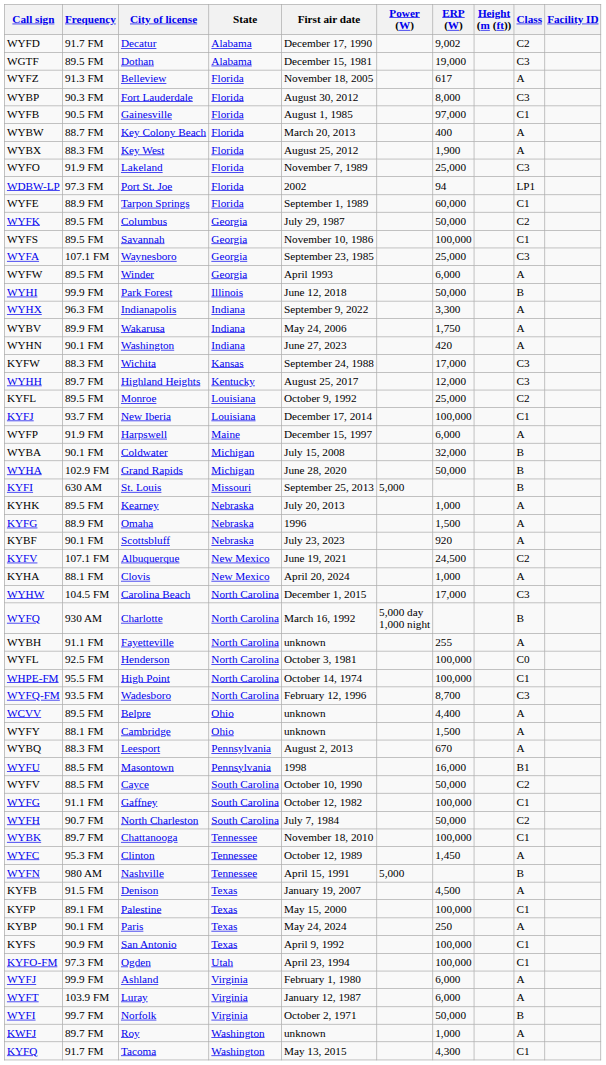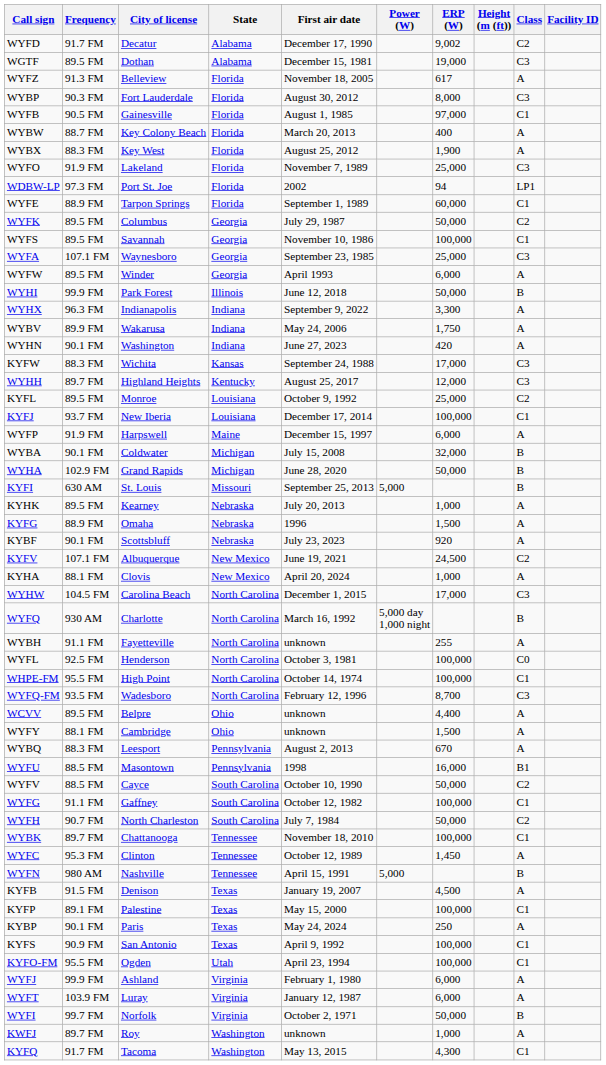(84, 962) 97.3 FM -> (84, 962) 95.5 FM
